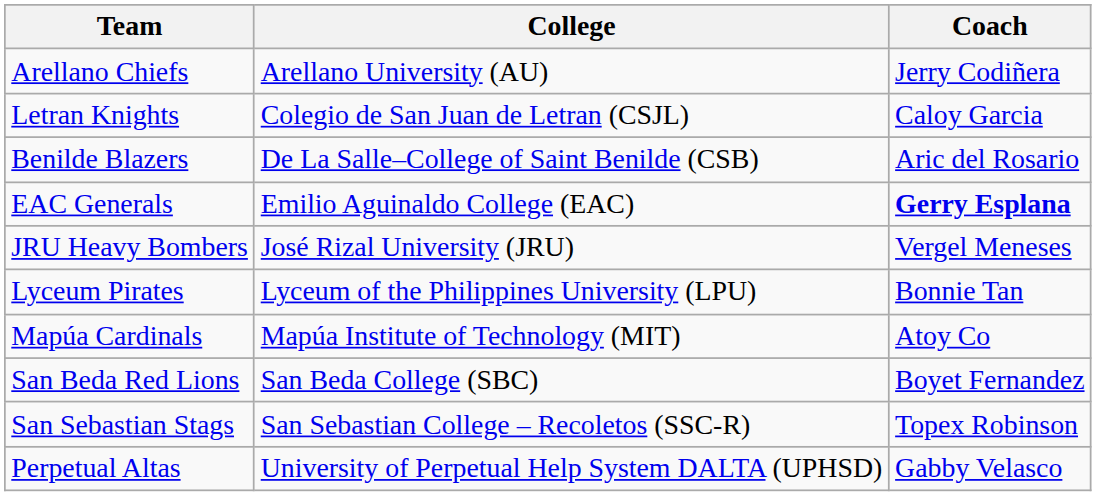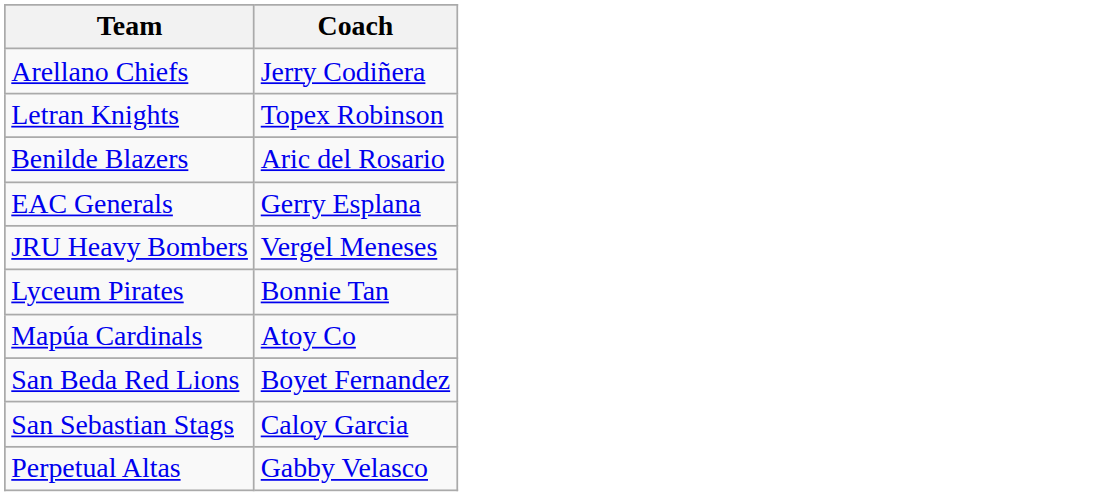- column: (572, 26)
(969, 114) Caloy Garcia -> (352, 114) Topex Robinson
(983, 203) bold -> (341, 203) normal
(987, 423) Topex Robinson -> (335, 423) Caloy Garcia
